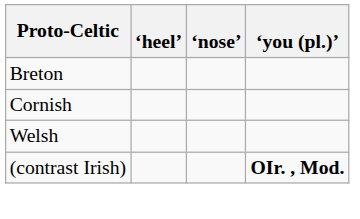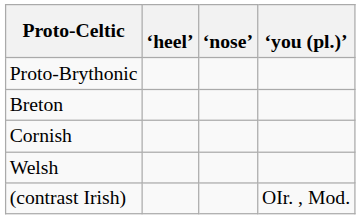+ row: (74, 73)
(297, 167) bold -> (306, 198) normal
